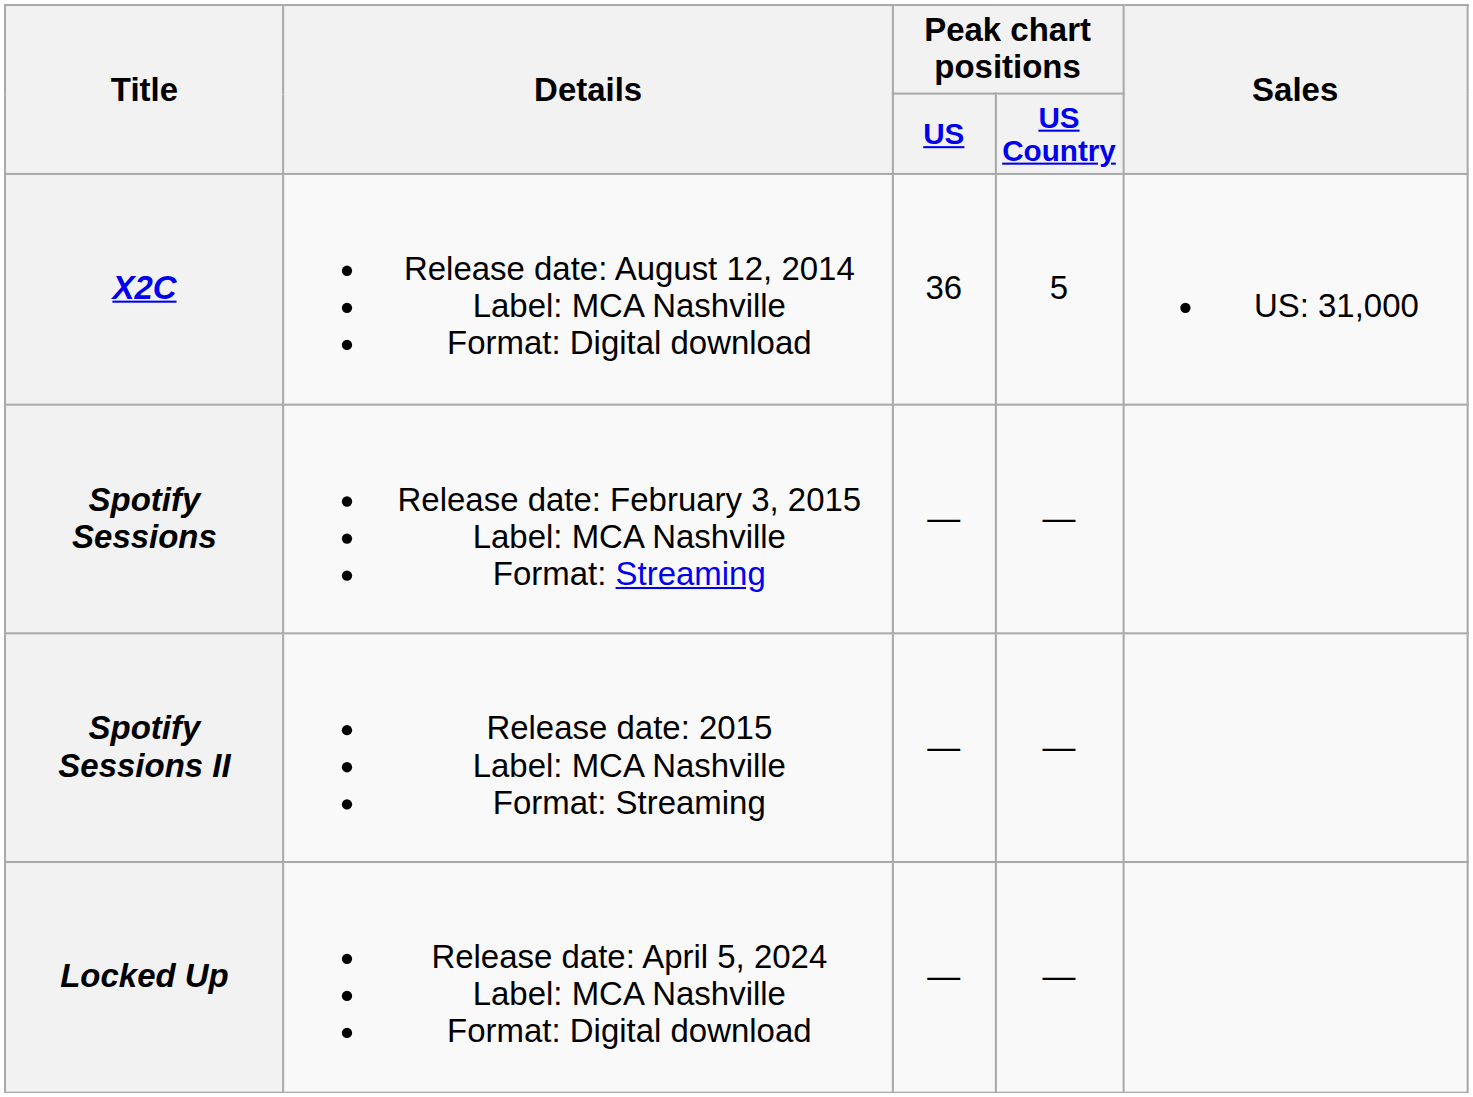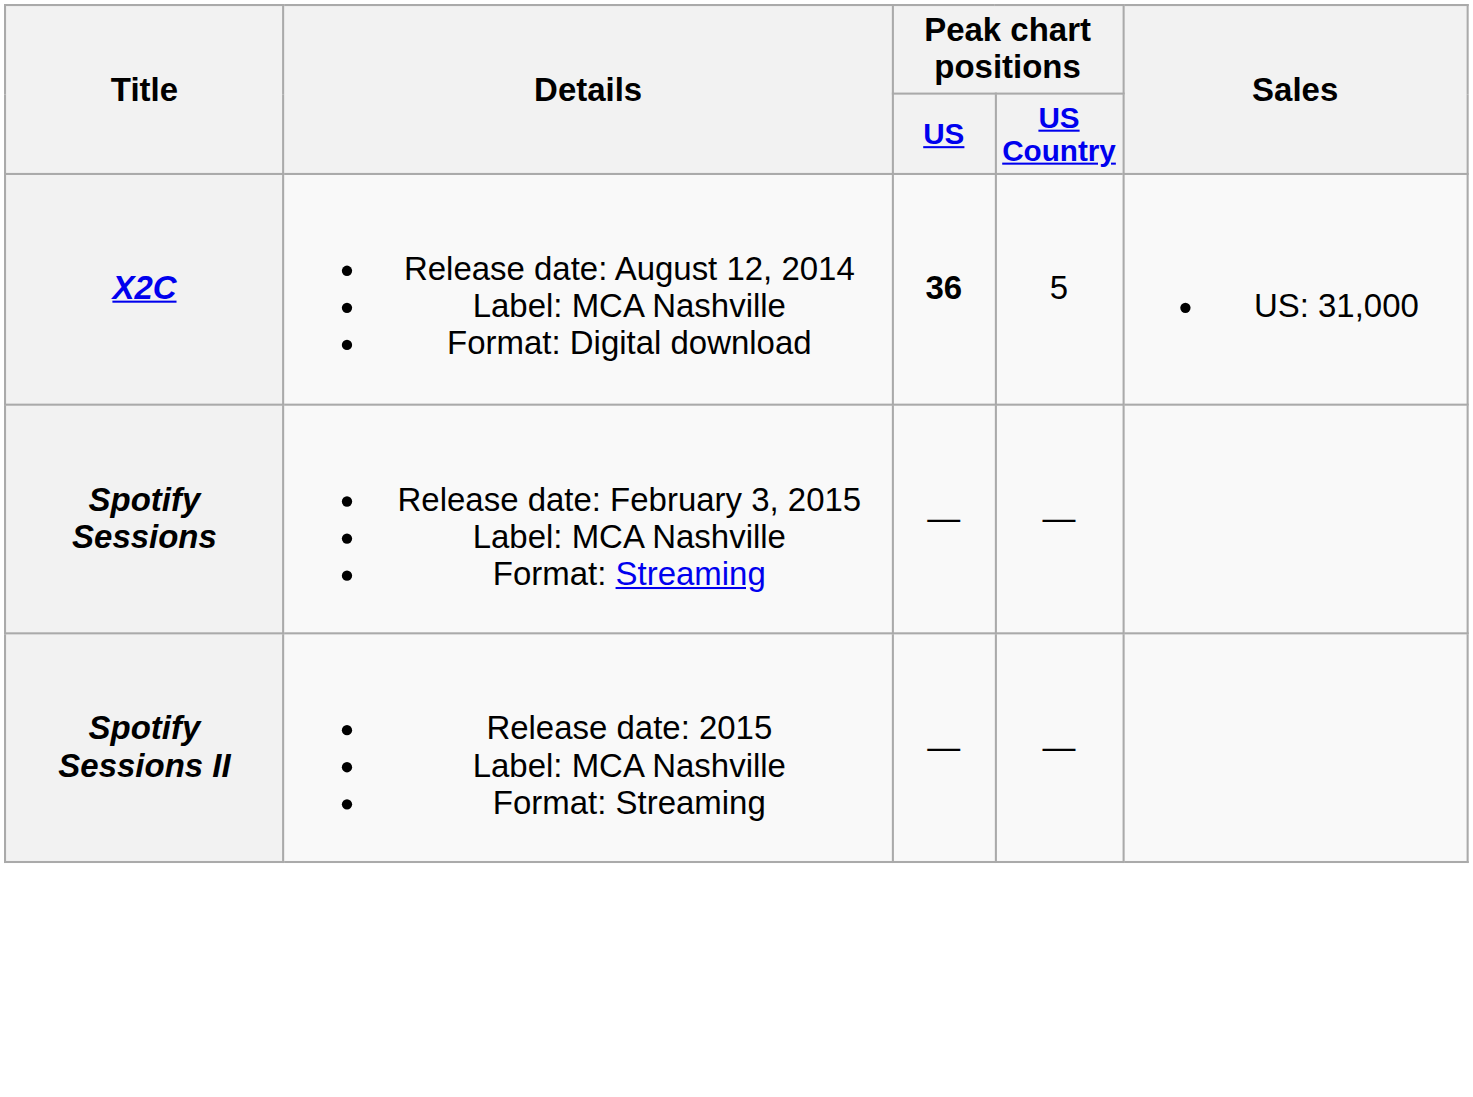(944, 288) normal -> (944, 288) bold
- row: (144, 976)
